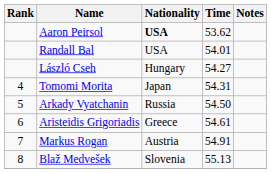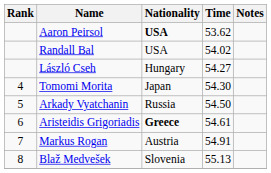(218, 50) 54.01 -> (218, 50) 54.02
(218, 86) 54.31 -> (218, 86) 54.30
(161, 123) normal -> (162, 123) bold
